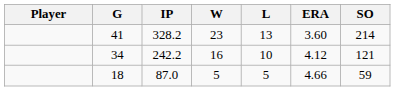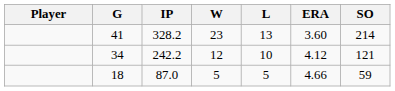(216, 55) 16 -> (216, 55) 12
